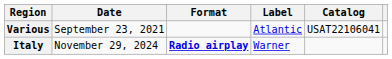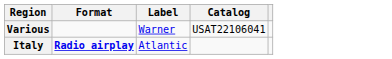- column: (109, 13)
(278, 29) Atlantic -> (157, 29) Warner
(272, 46) Warner -> (163, 46) Atlantic
